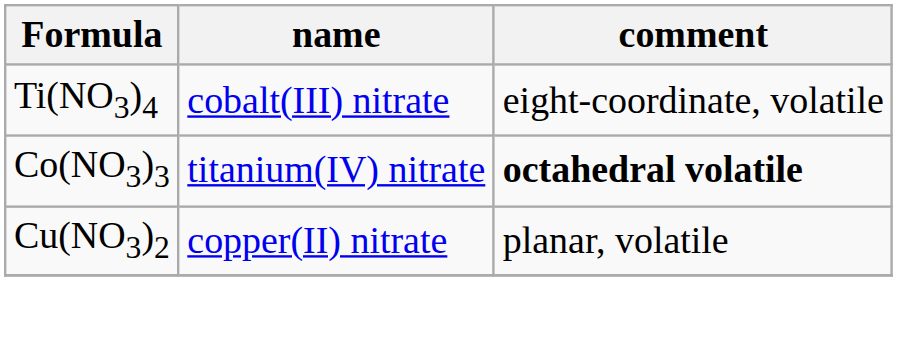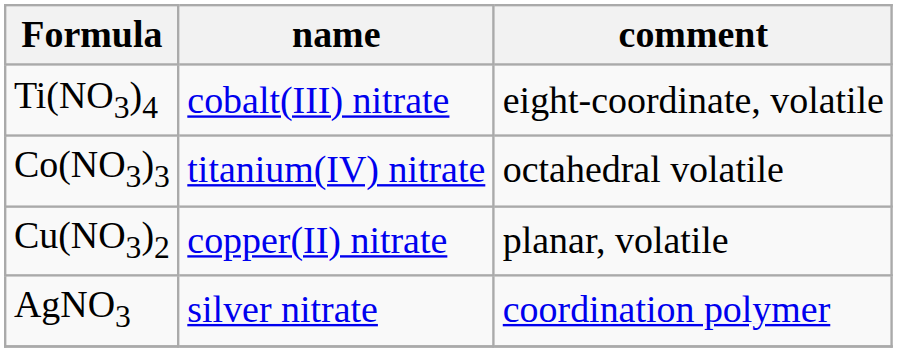(653, 169) bold -> (643, 169) normal
+ row: (72, 309)
